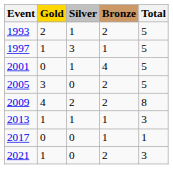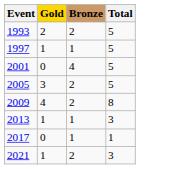- column: (83, 13)
